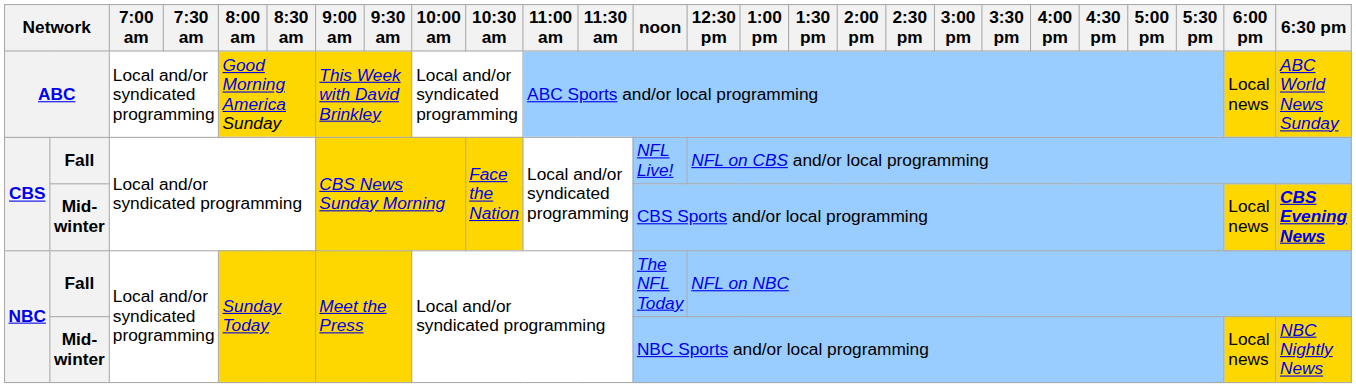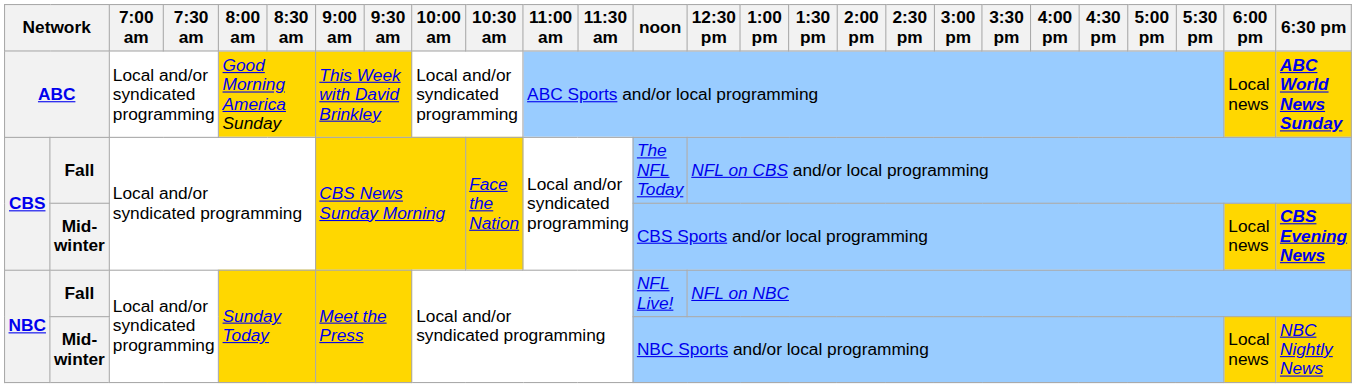(1309, 94) normal -> (1311, 94) bold
(655, 160) NFL Live! -> (660, 170) The NFL Today
(660, 283) The NFL Today -> (655, 293) NFL Live!
